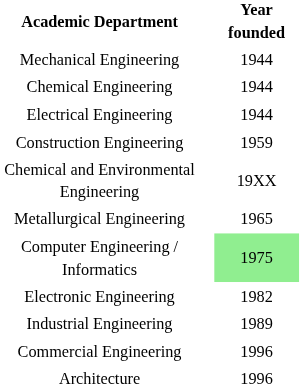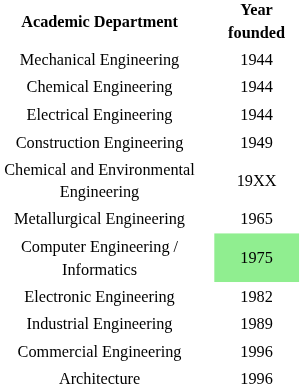(257, 142) 1959 -> (257, 142) 1949
